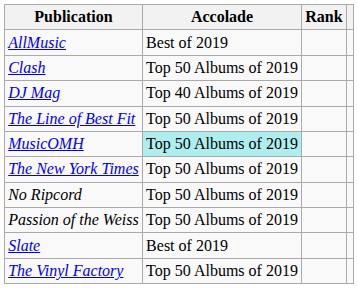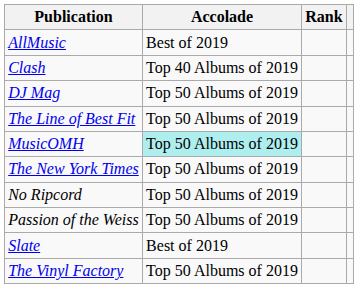(222, 67) Top 50 Albums of 2019 -> (222, 67) Top 40 Albums of 2019
(222, 93) Top 40 Albums of 2019 -> (222, 93) Top 50 Albums of 2019
